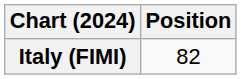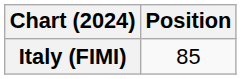(188, 56) 82 -> (188, 56) 85
